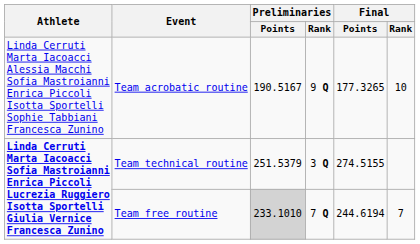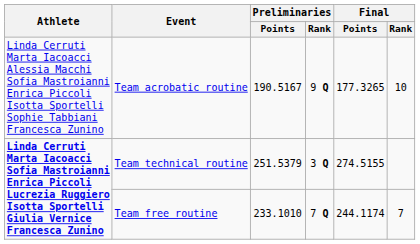(278, 214) lightgrey background -> (278, 214) no background
(360, 214) 244.6194 -> (360, 214) 244.1174
